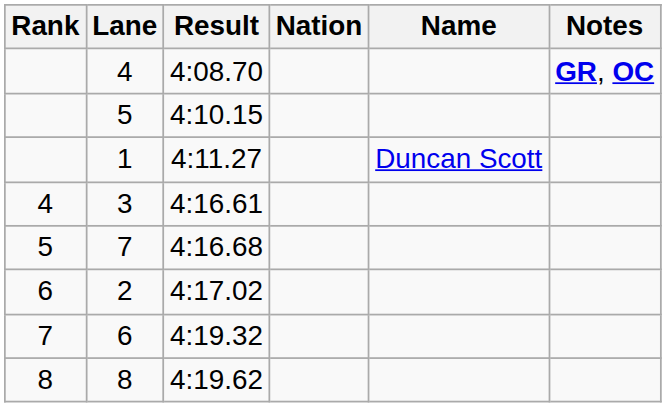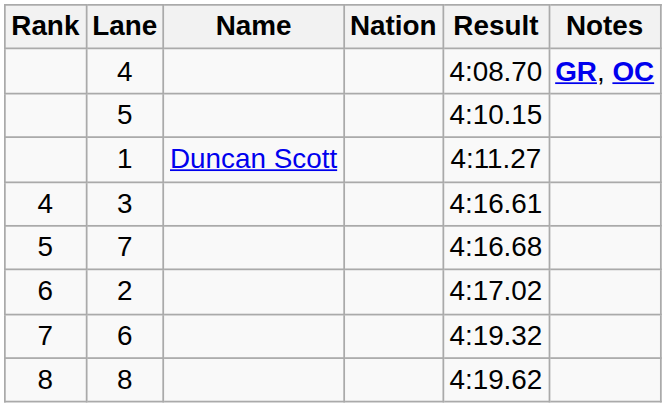columns swapped: (459, 26) <-> (216, 26)
